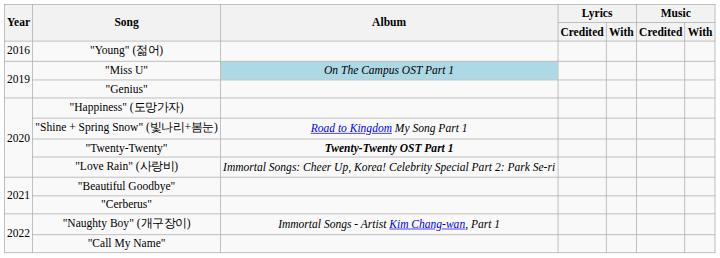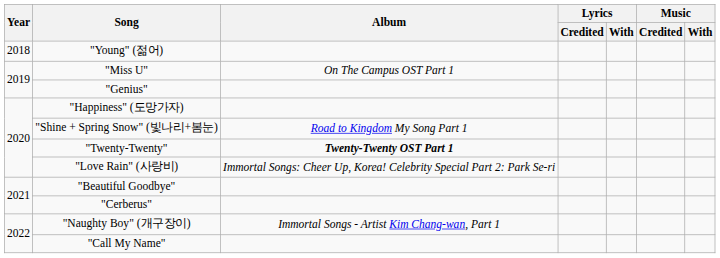(19, 51) 2016 -> (19, 51) 2018
(389, 70) lightblue background -> (389, 70) no background
